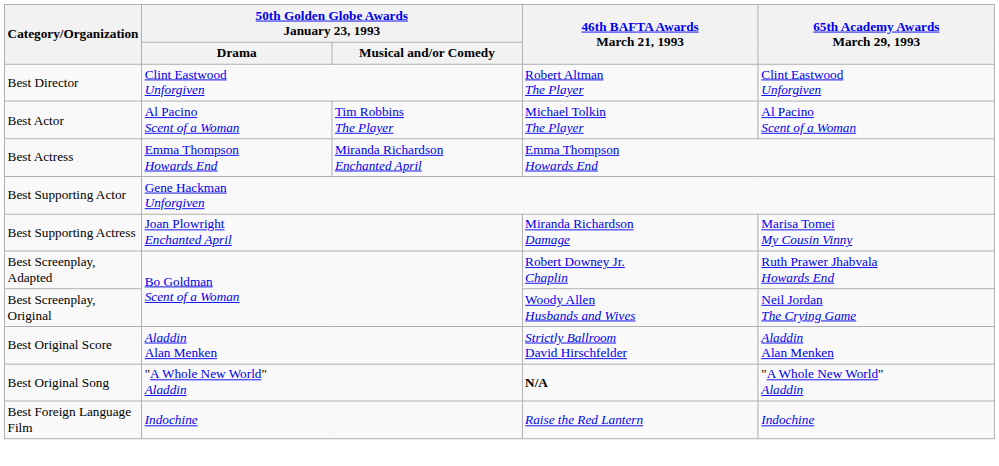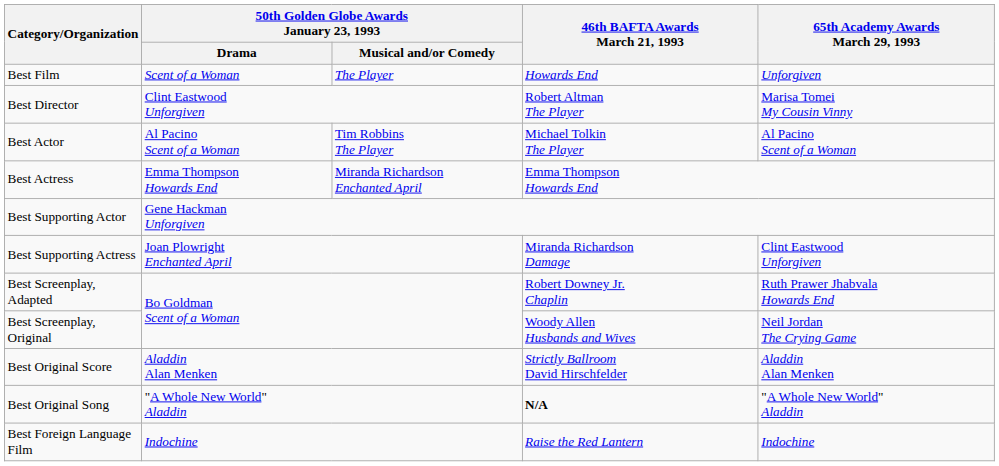+ row: (34, 75)
(802, 82) Clint Eastwood Unforgiven -> (807, 104) Marisa Tomei My Cousin Vinny
(807, 232) Marisa Tomei My Cousin Vinny -> (802, 254) Clint Eastwood Unforgiven
